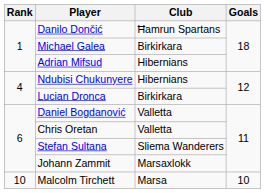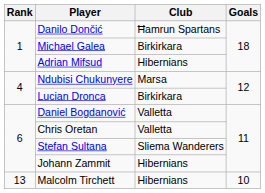(163, 79) Hibernians -> (152, 79) Marsa
(164, 163) Marsaxlokk -> (163, 163) Hibernians
(20, 180) 10 -> (20, 180) 13
(152, 180) Marsa -> (163, 180) Hibernians
